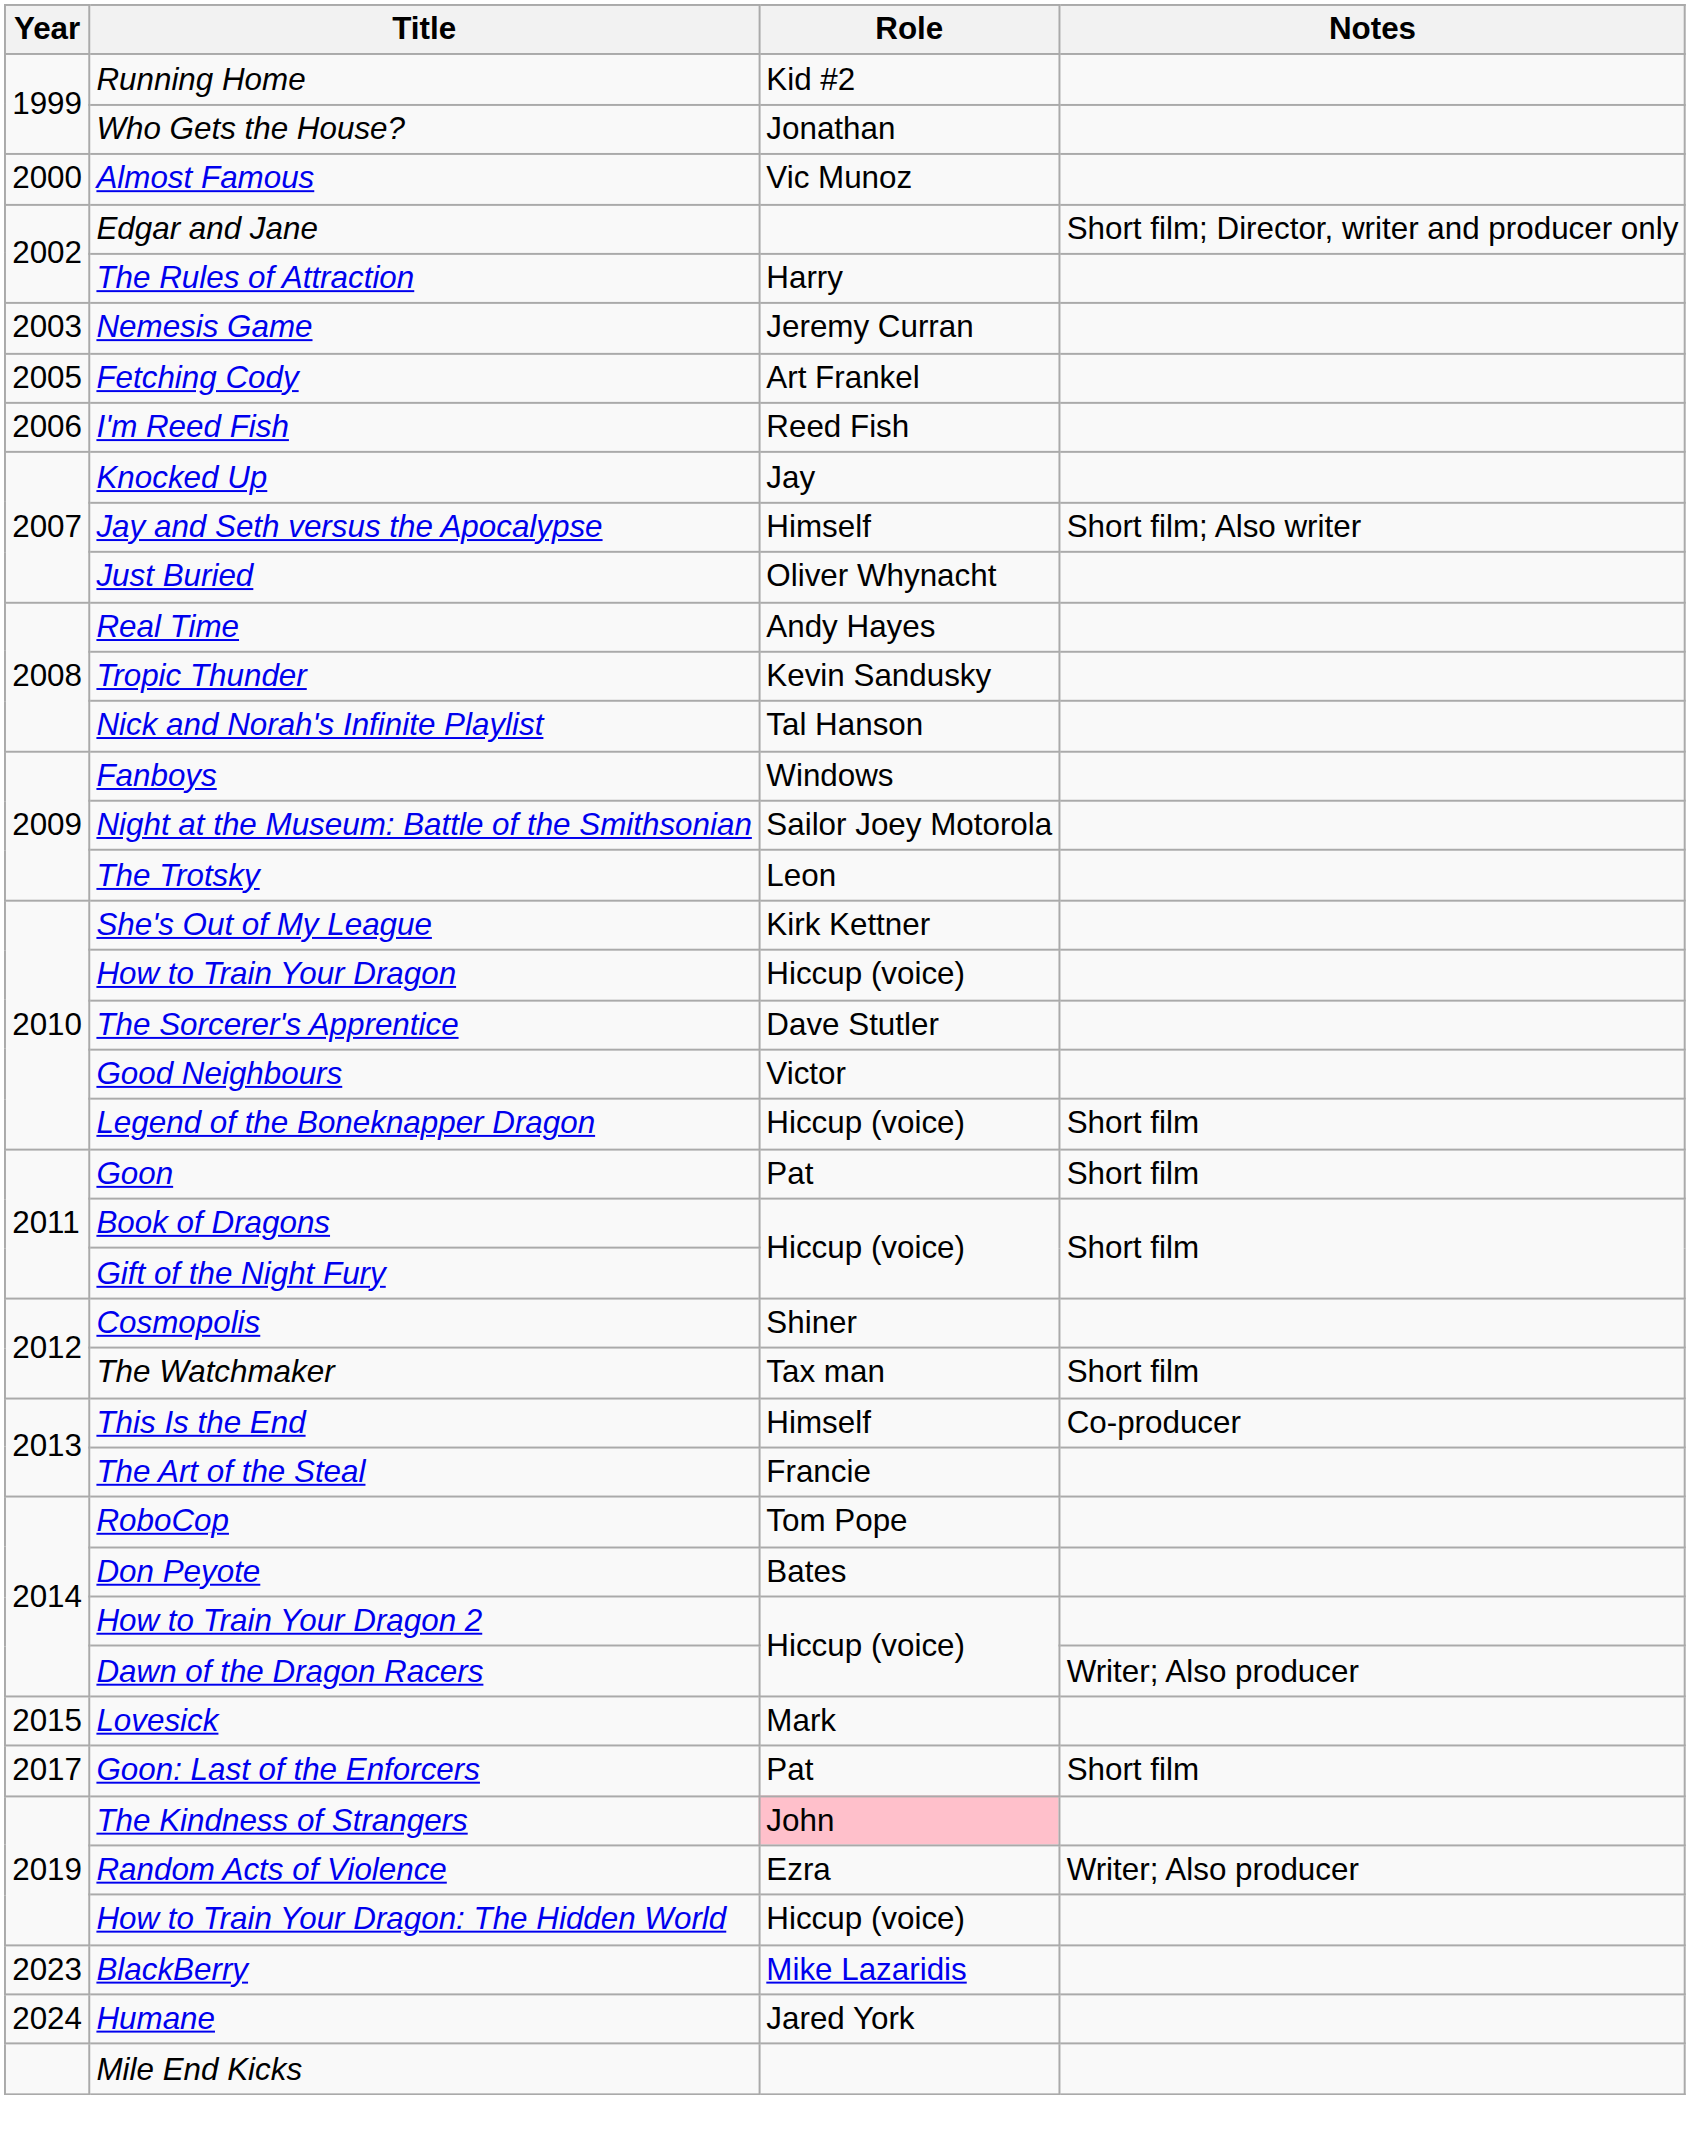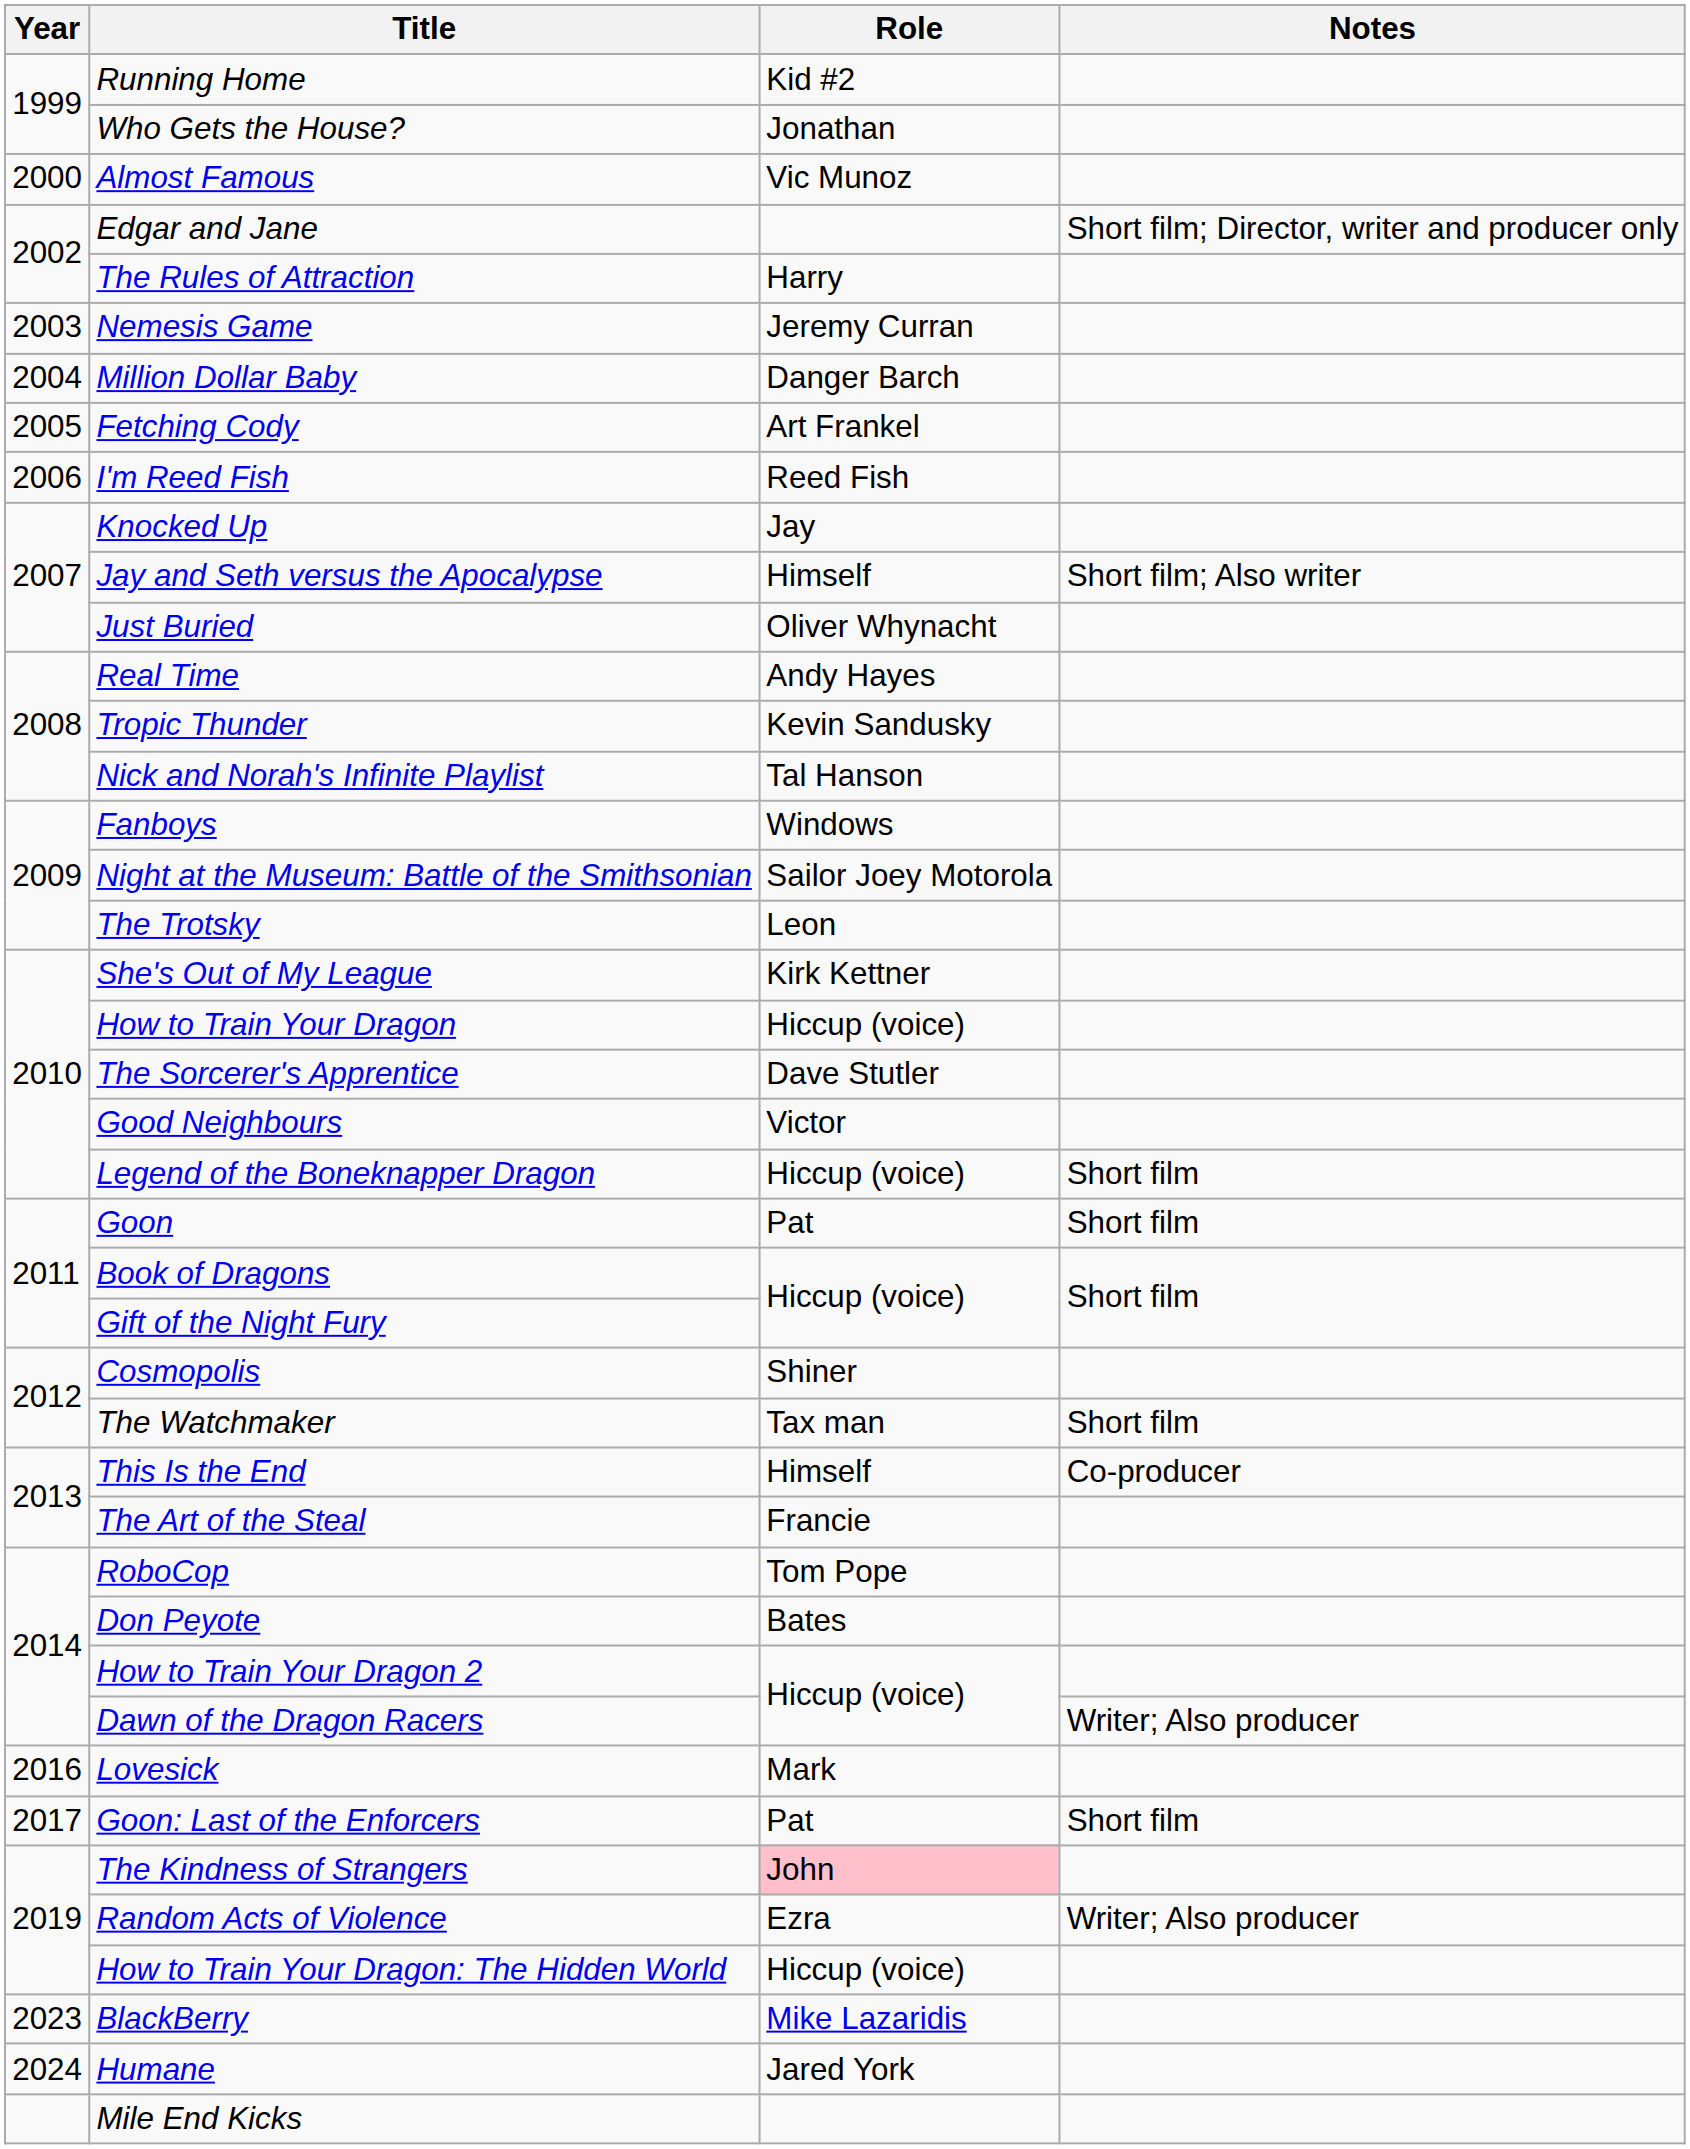+ row: (226, 377)
(47, 1720) 2015 -> (47, 1770) 2016
